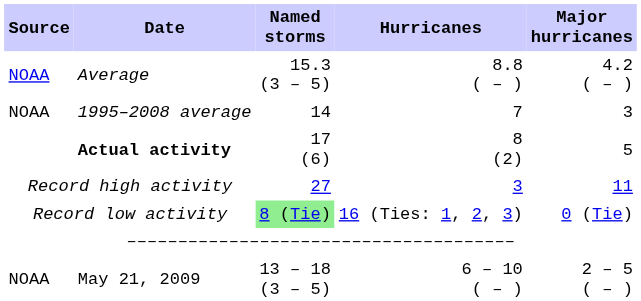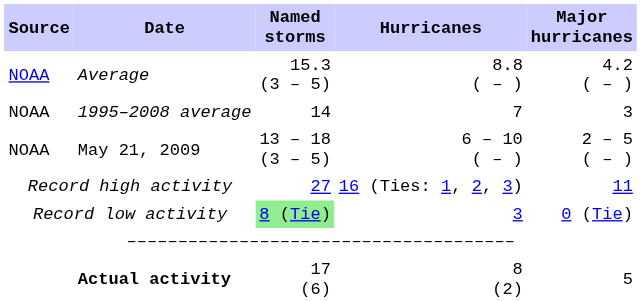rows swapped: (139, 279) <-> (154, 149)
(518, 187) 3 -> (431, 187) 16 (Ties: 1, 2, 3)
(431, 214) 16 (Ties: 1, 2, 3) -> (518, 214) 3
